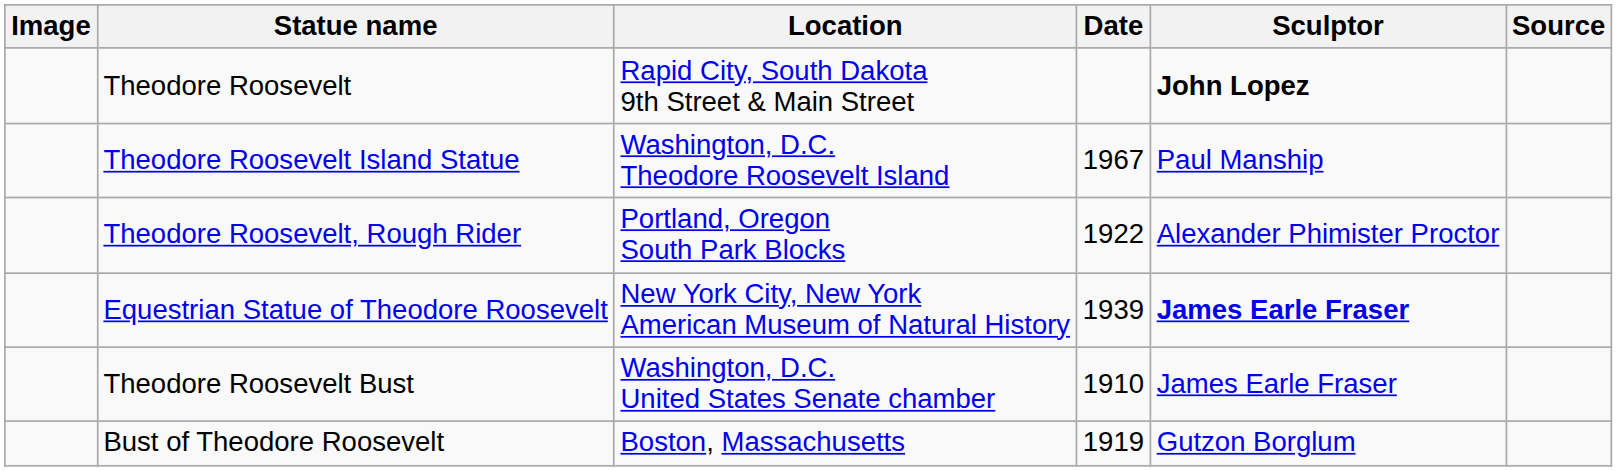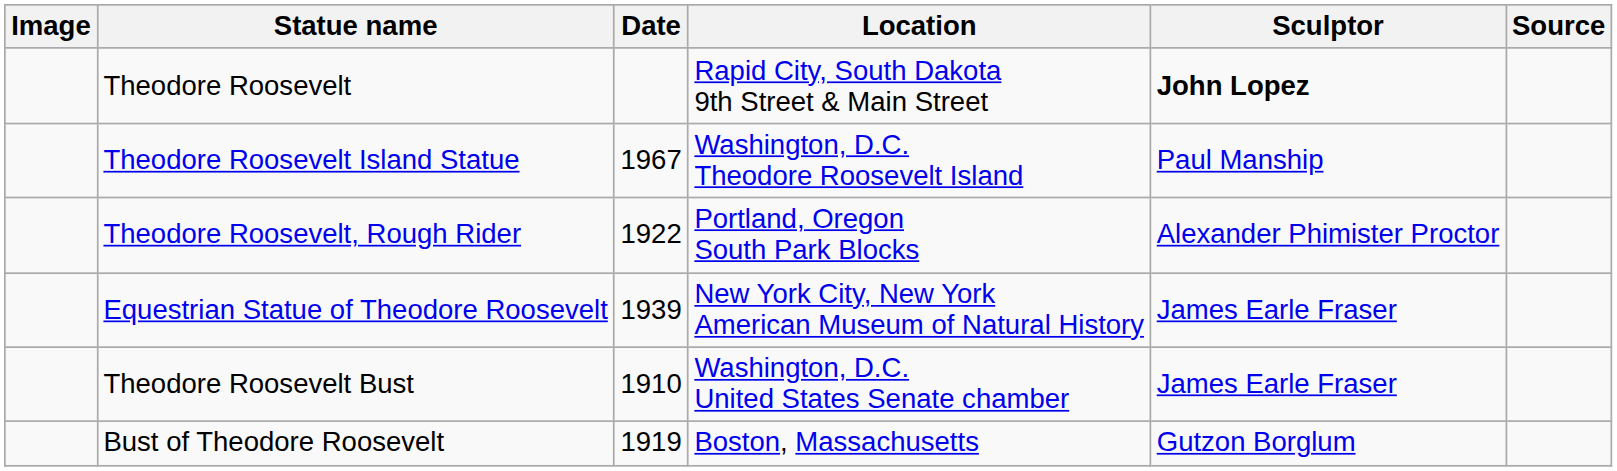columns swapped: (845, 26) <-> (1113, 26)
(1283, 309) bold -> (1277, 309) normal
